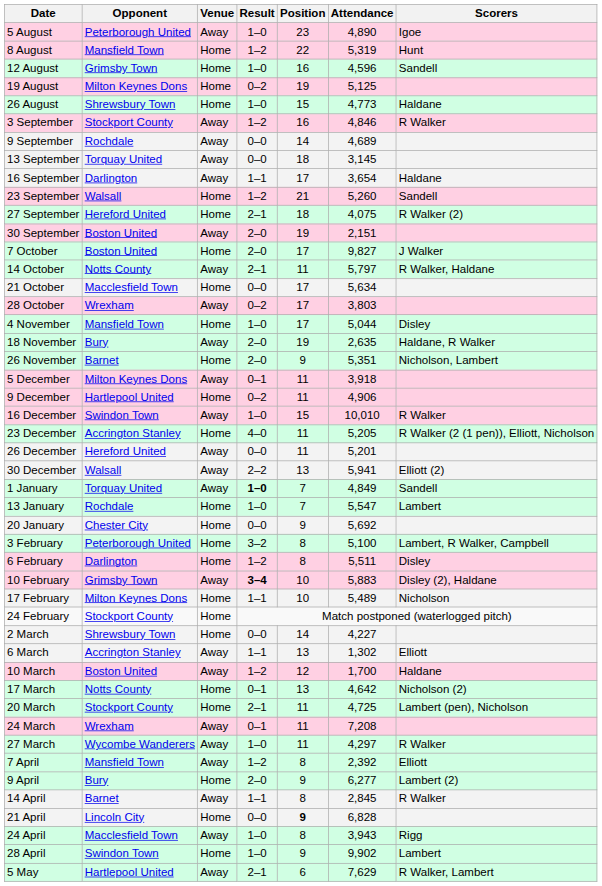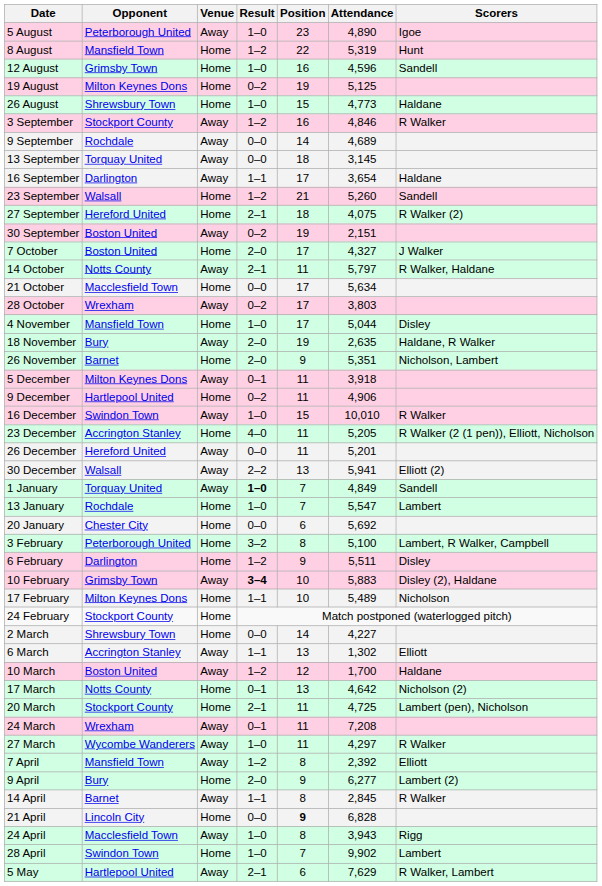(257, 232) 2–0 -> (257, 232) 0–2
(362, 251) 9,827 -> (362, 251) 4,327
(303, 525) 9 -> (303, 525) 6
(303, 561) 8 -> (303, 561) 9
(303, 854) 9 -> (303, 854) 7
